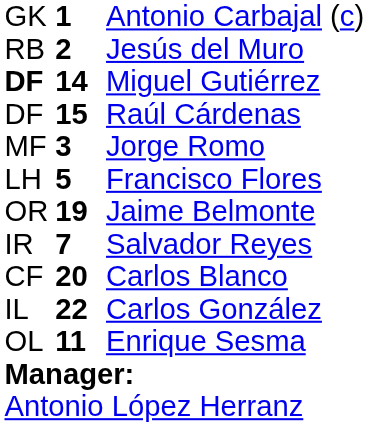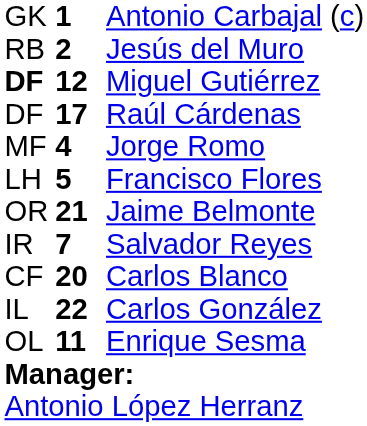(71, 81) 14 -> (71, 81) 12
(71, 114) 15 -> (71, 114) 17
(63, 146) 3 -> (63, 146) 4
(71, 211) 19 -> (71, 211) 21
